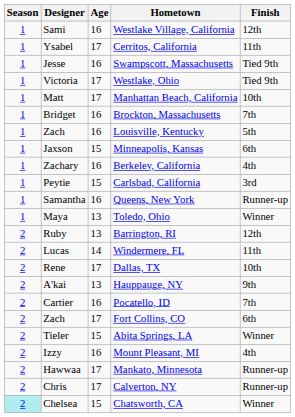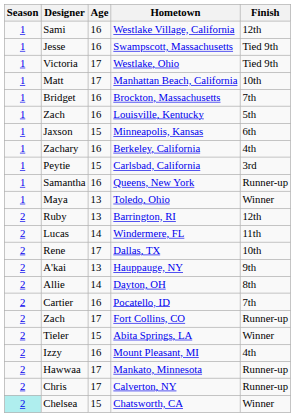- row: (155, 47)
+ row: (140, 285)
(249, 319) 6th -> (265, 319) Runner-up
